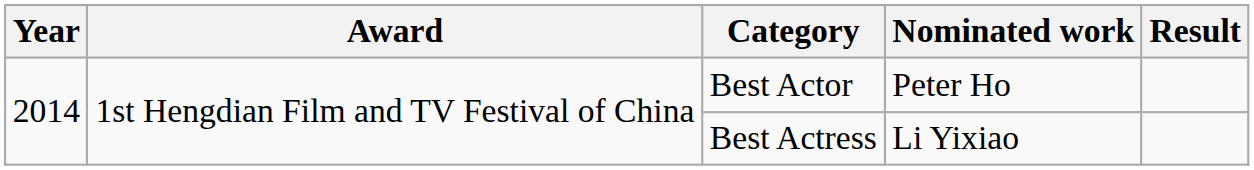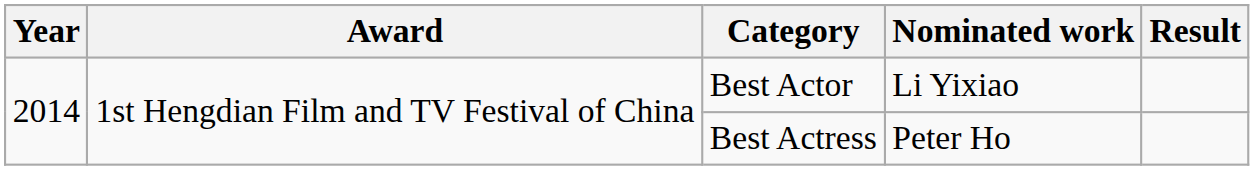(952, 84) Peter Ho -> (956, 84) Li Yixiao
(956, 137) Li Yixiao -> (952, 137) Peter Ho
